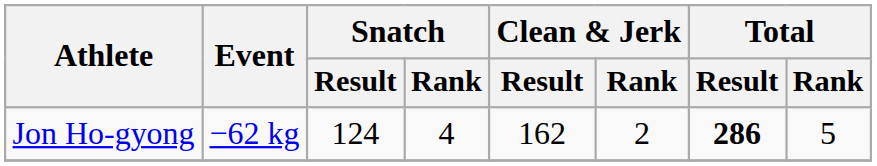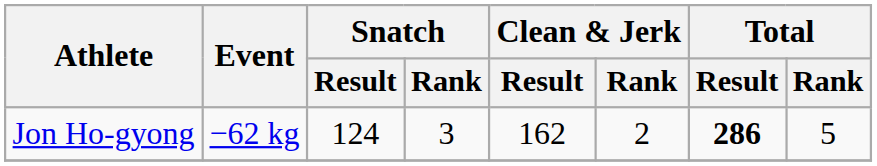(446, 133) 4 -> (446, 133) 3
